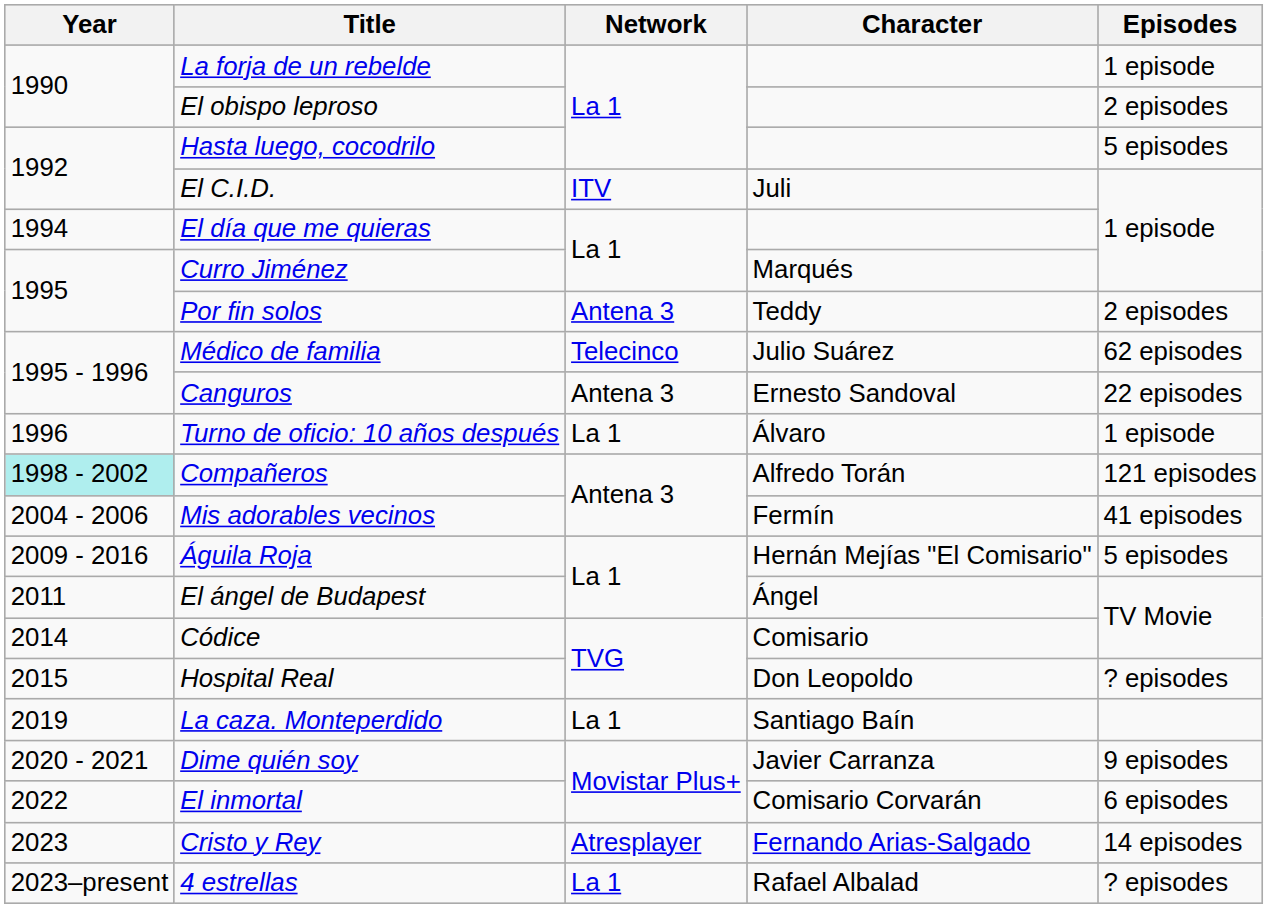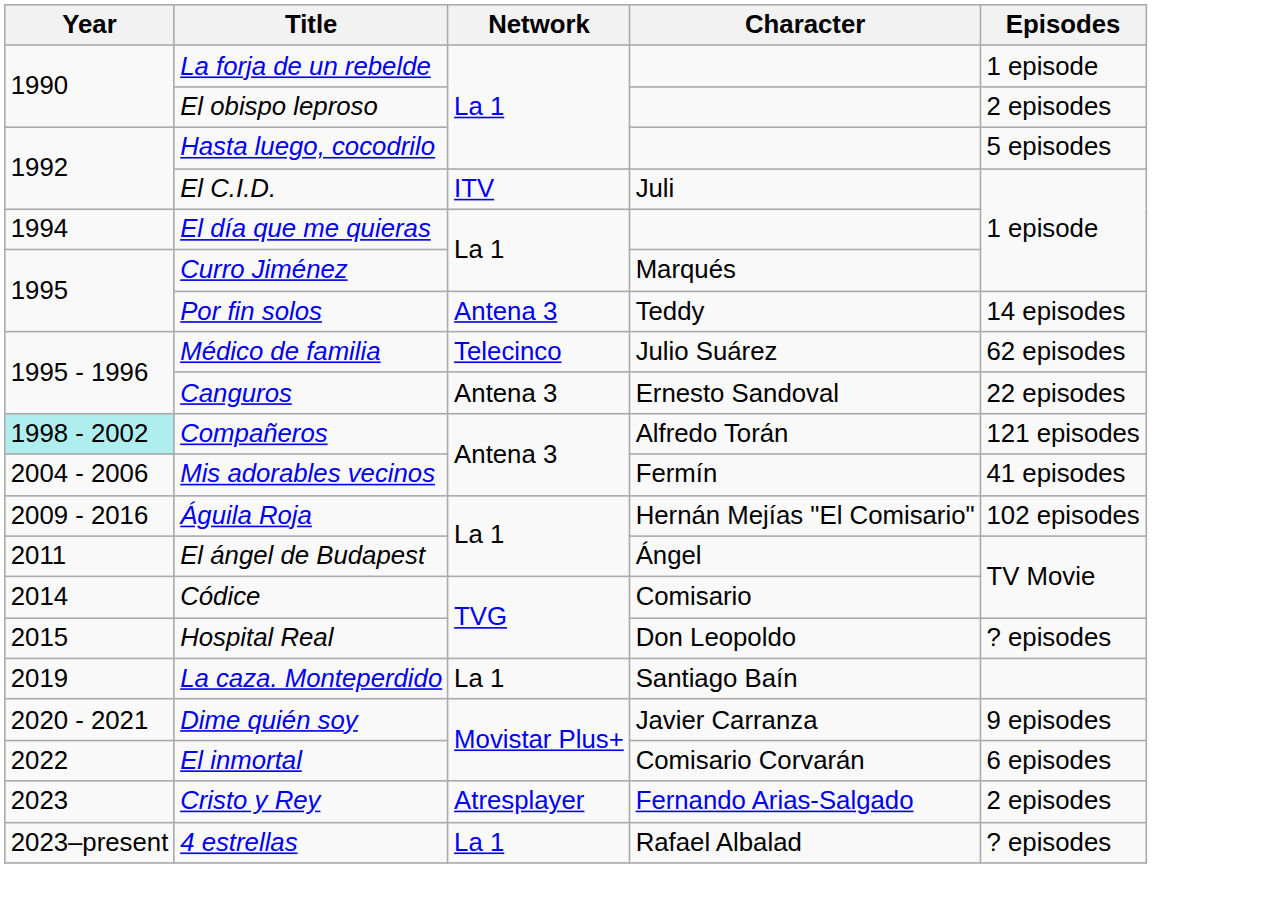(1166, 310) 2 episodes -> (1056, 310) 14 episodes
- row: (370, 433)
(1166, 556) 5 episodes -> (1063, 515) 102 episodes
(1173, 842) 14 episodes -> (1049, 801) 2 episodes
